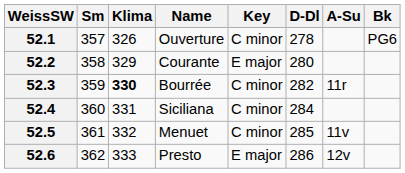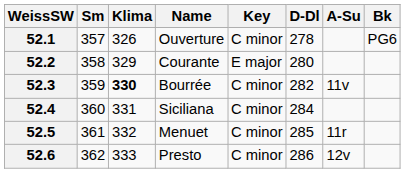(337, 86) 11r -> (338, 86) 11v
(338, 132) 11v -> (337, 132) 11r
(256, 156) E major -> (257, 156) C minor
